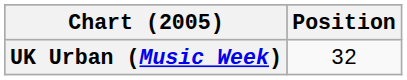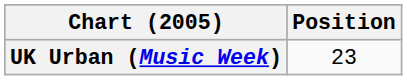(344, 58) 32 -> (344, 58) 23
